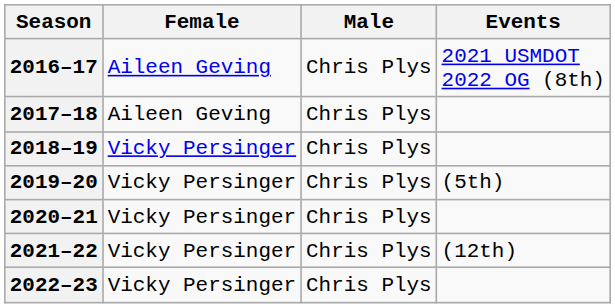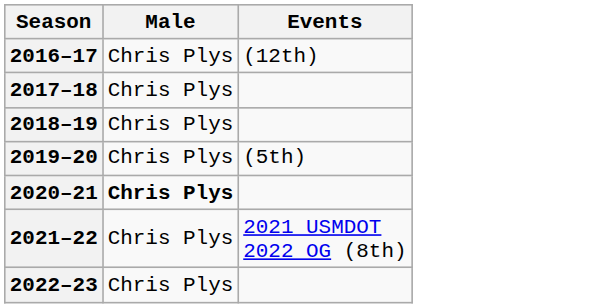- column: (202, 22)
(523, 68) 2021 USMDOT 2022 OG (8th) -> (281, 56) (12th)
(369, 217) normal -> (170, 192) bold
(479, 251) (12th) -> (325, 239) 2021 USMDOT 2022 OG (8th)
